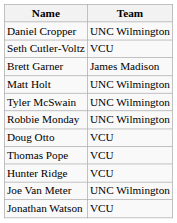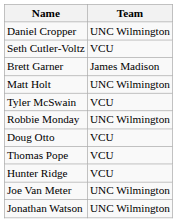(130, 102) UNC Wilmington -> (102, 102) VCU
(102, 208) VCU -> (130, 208) UNC Wilmington
